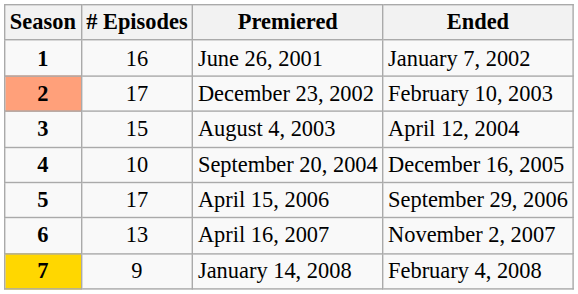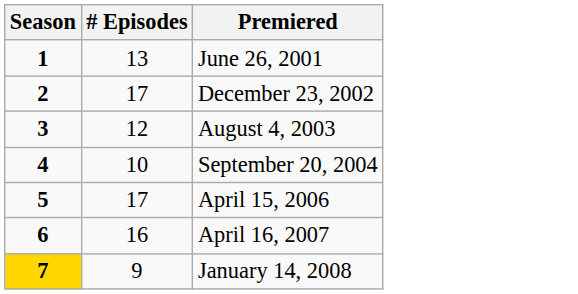- column: (478, 22)
(137, 57) 16 -> (137, 57) 13
(43, 93) lightsalmon background -> (43, 93) no background
(137, 128) 15 -> (137, 128) 12
(137, 235) 13 -> (137, 235) 16
